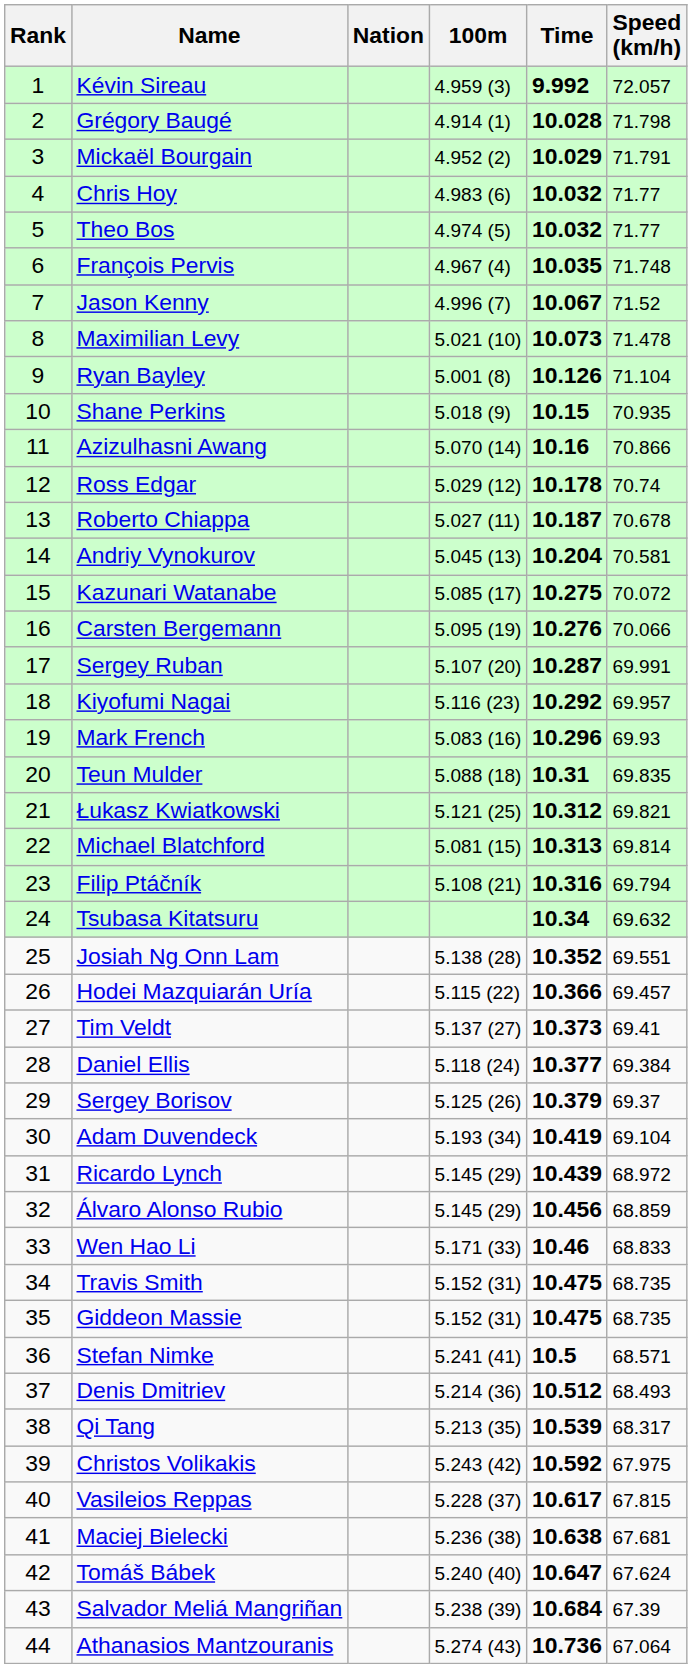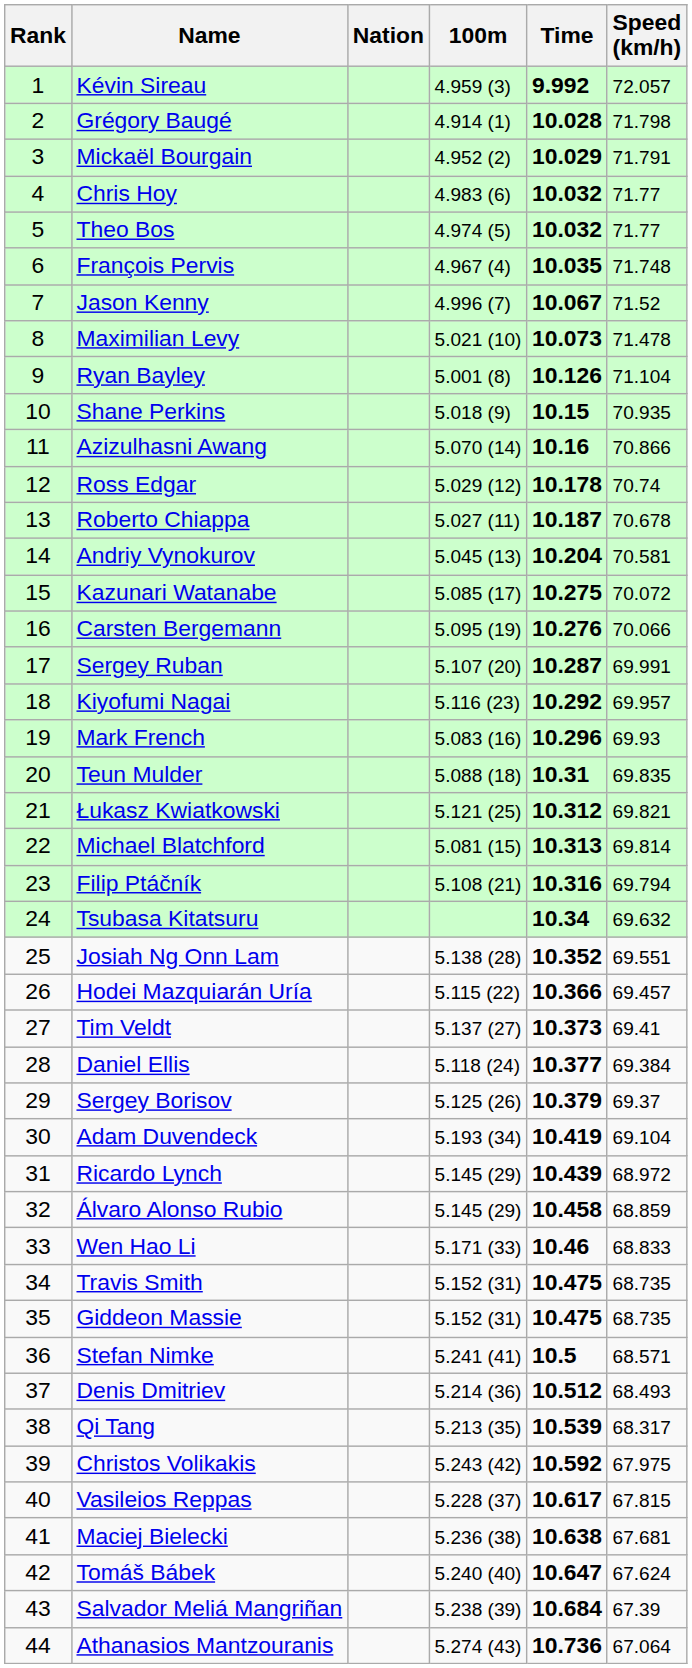(567, 1209) 10.456 -> (567, 1209) 10.458
